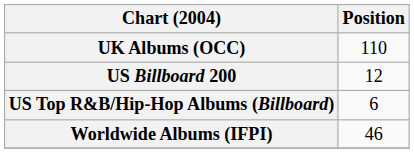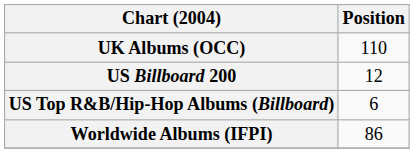(374, 133) 46 -> (374, 133) 86
